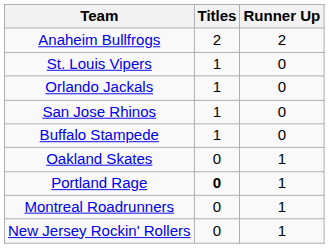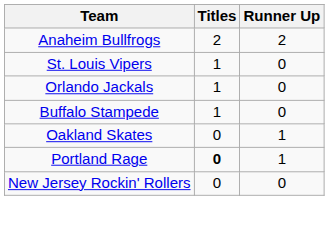- row: (99, 111)
- row: (99, 207)
(282, 231) 1 -> (282, 183) 0
